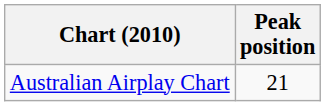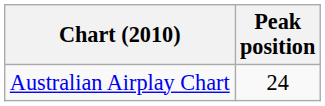(278, 82) 21 -> (278, 82) 24
